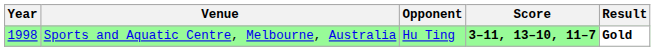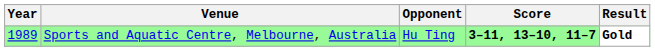(23, 36) 1998 -> (23, 36) 1989
